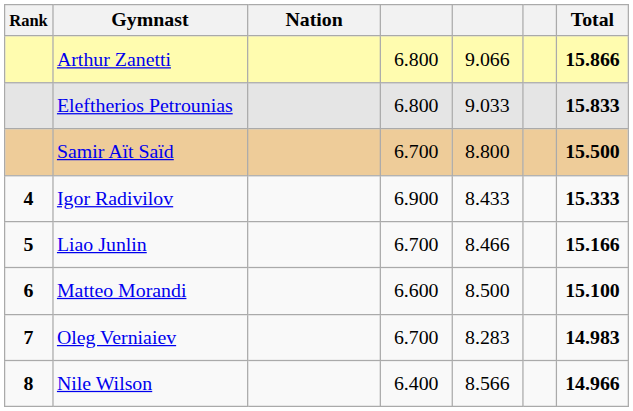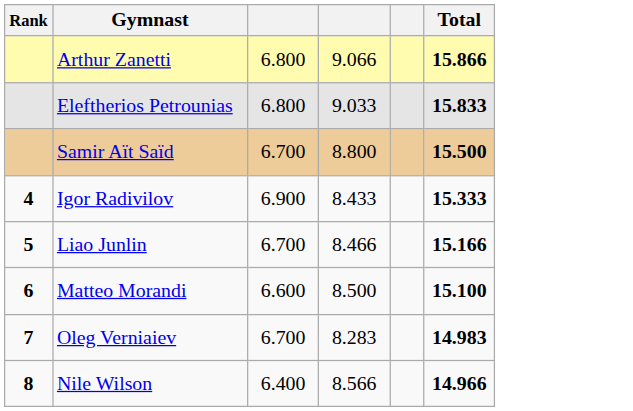- column: (314, 20)
